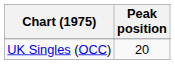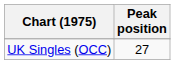(142, 49) 20 -> (142, 49) 27
